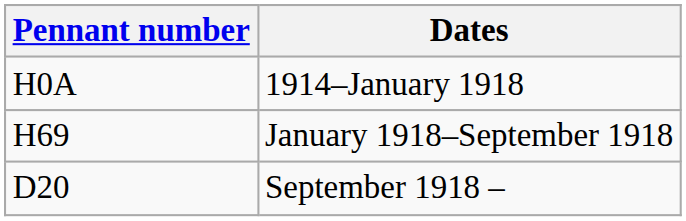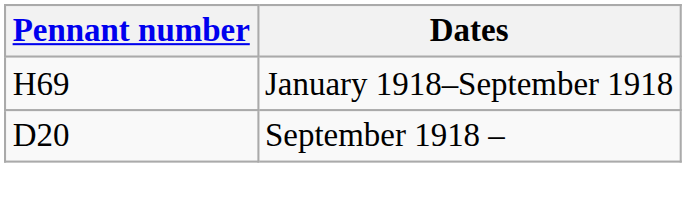- row: (395, 82)
